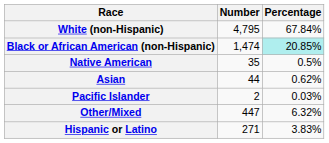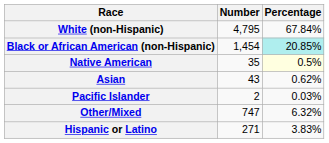(246, 46) 1,474 -> (246, 46) 1,454
(309, 63) no background -> (309, 63) lightyellow background
(254, 79) 44 -> (254, 79) 43
(251, 113) 447 -> (251, 113) 747
